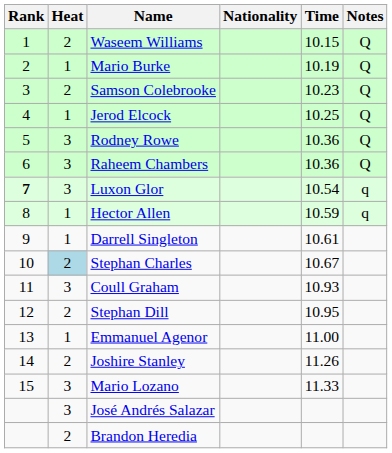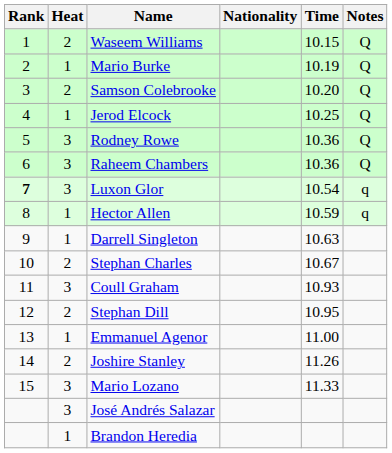(322, 90) 10.23 -> (322, 90) 10.20
(322, 238) 10.61 -> (322, 238) 10.63
(67, 262) lightblue background -> (67, 262) no background
(67, 435) 2 -> (67, 435) 1
